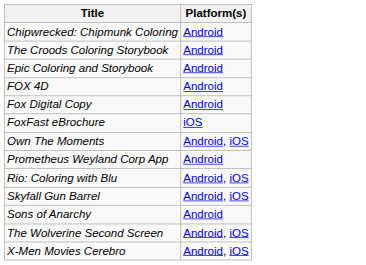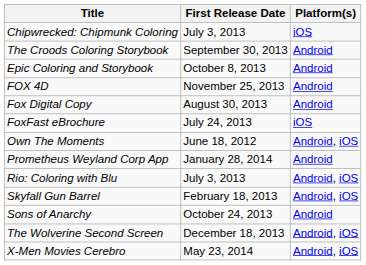+ column: (235, 13)
(203, 31) Android -> (303, 31) iOS
